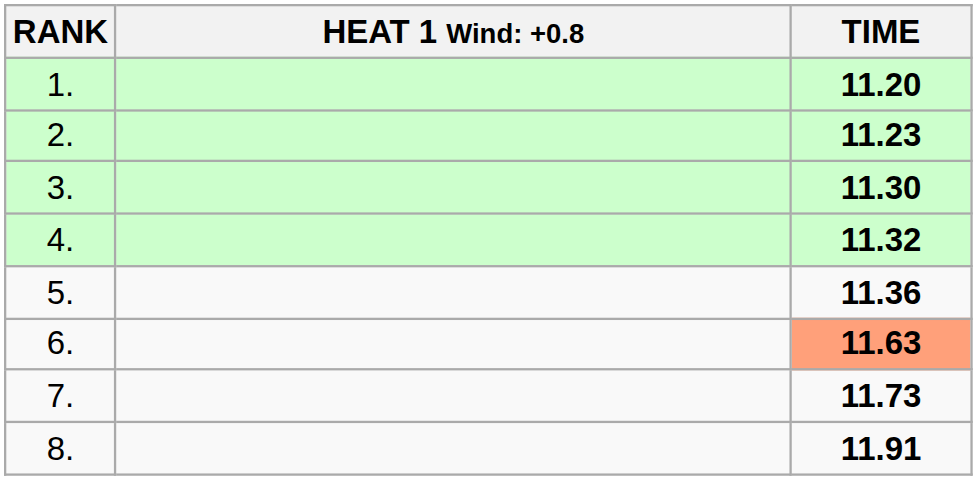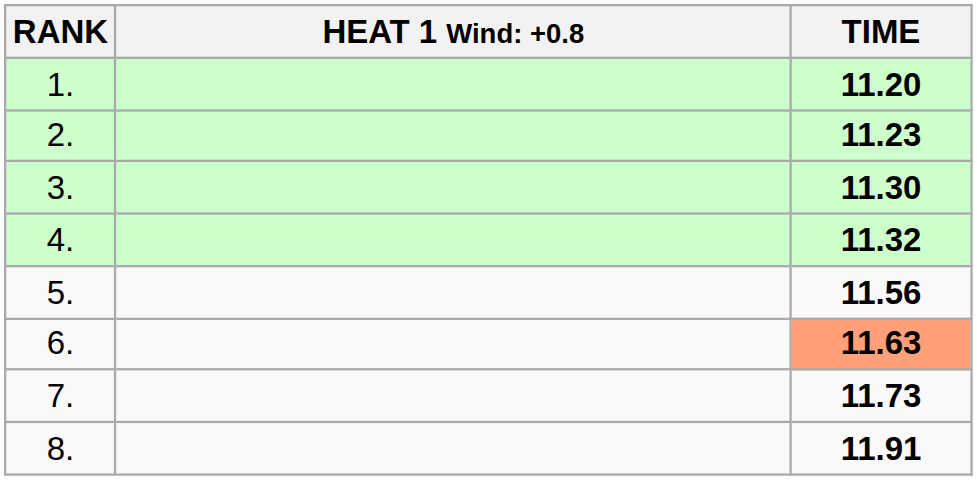(881, 292) 11.36 -> (881, 292) 11.56
